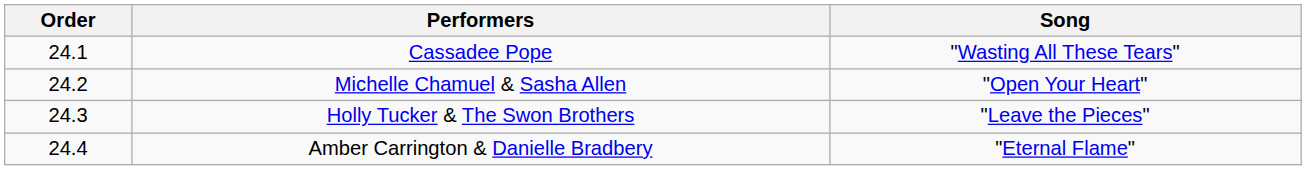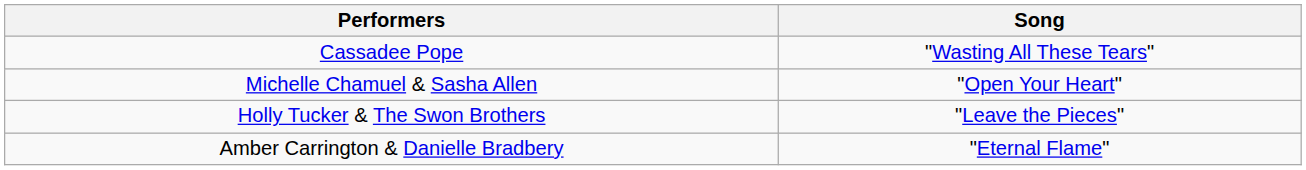- column: (68, 20)
